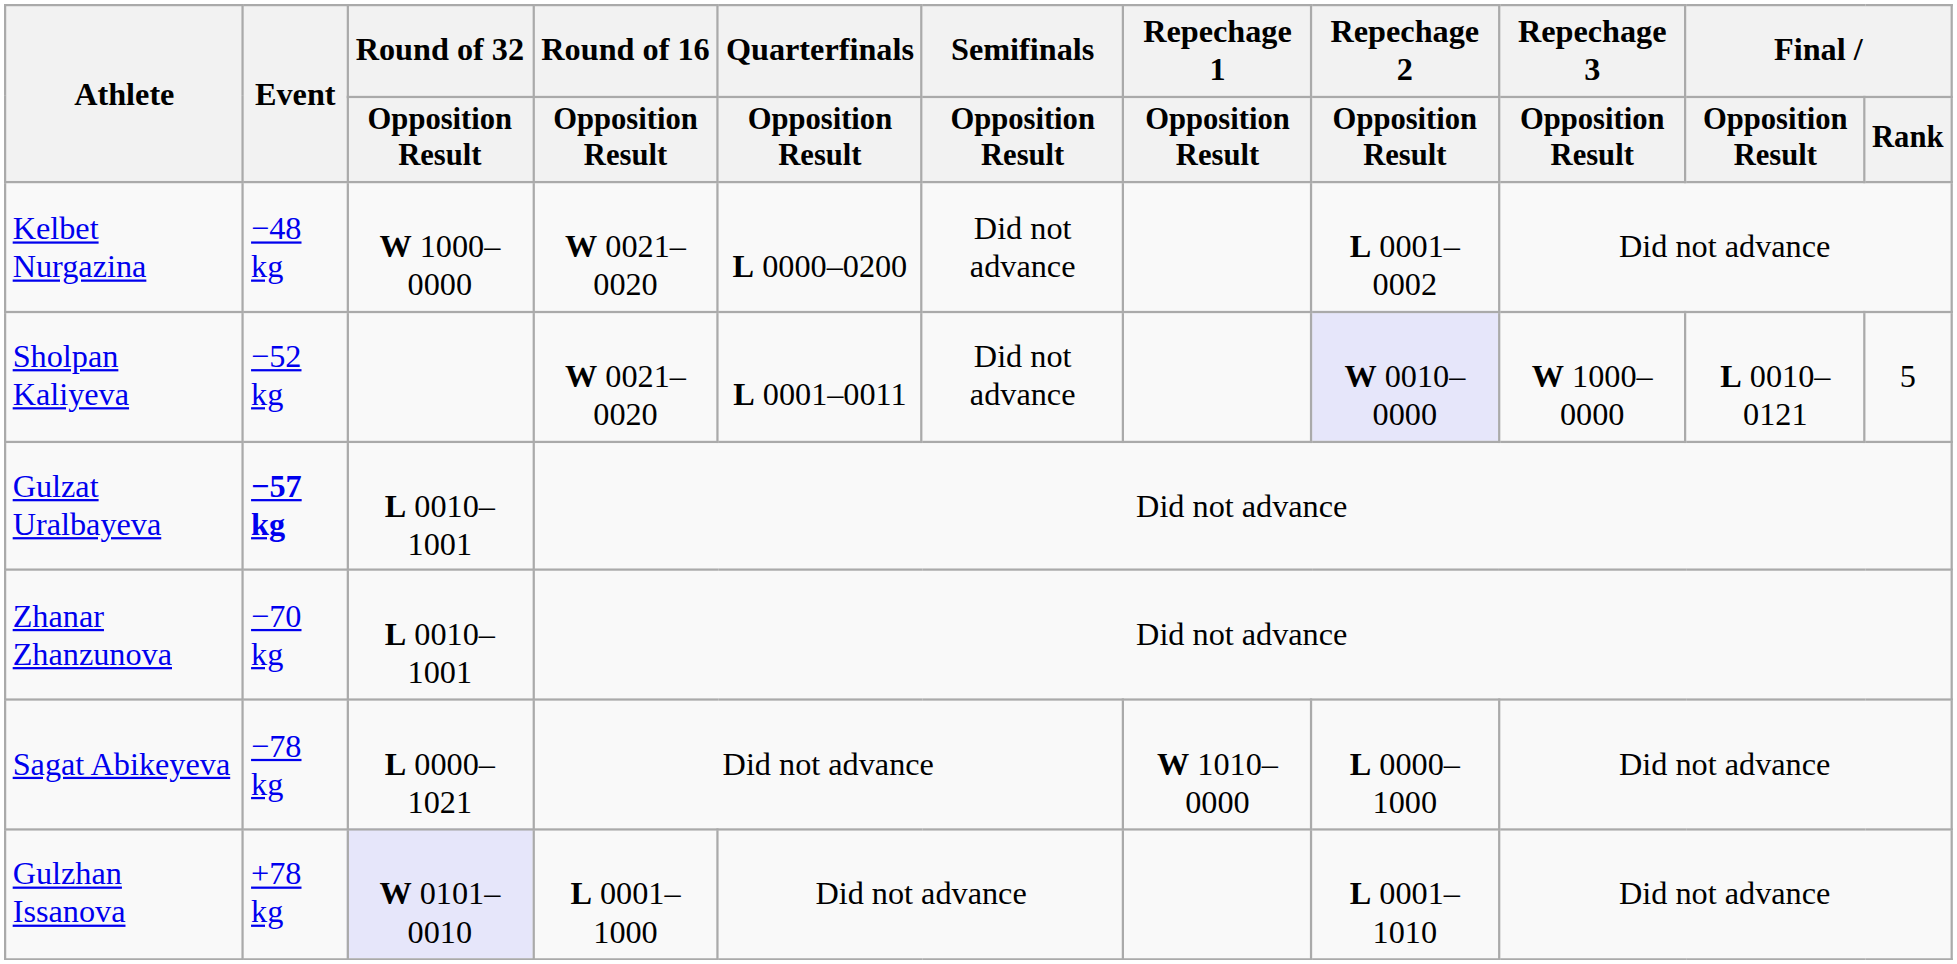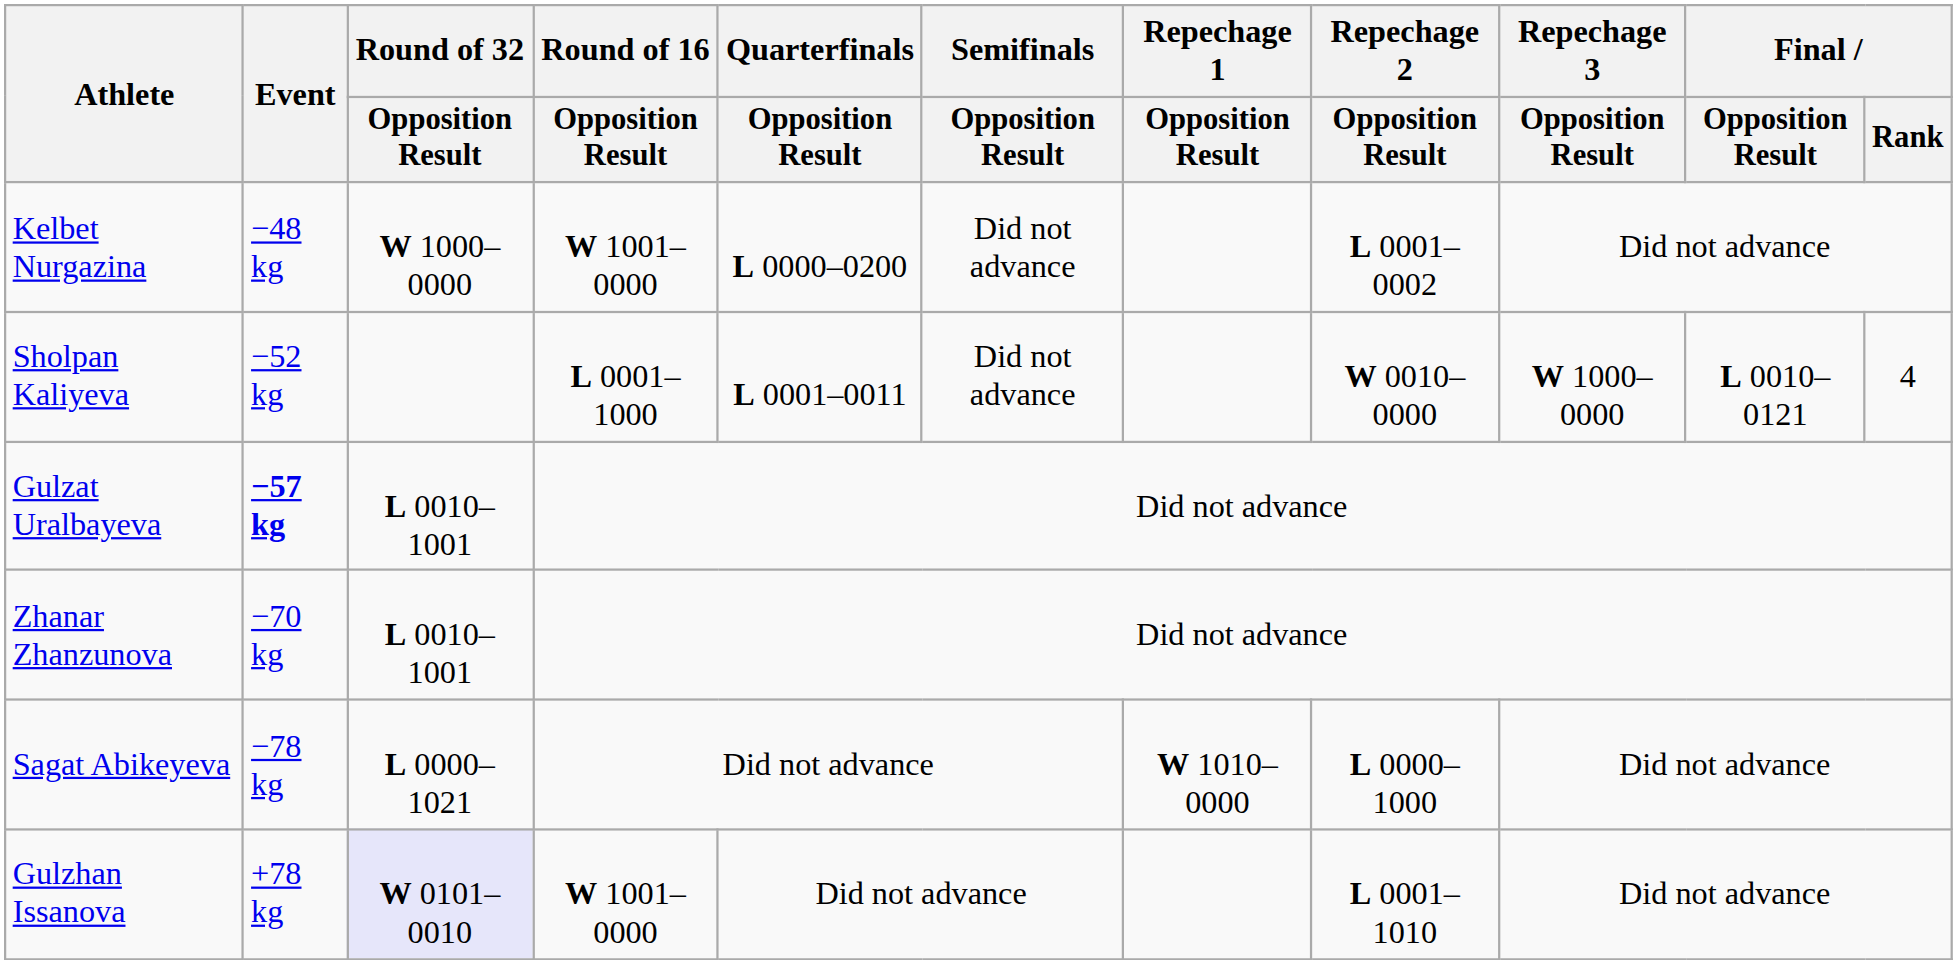(625, 266) W 0021–0020 -> (625, 266) W 1001–0000
(625, 395) W 0021–0020 -> (625, 395) L 0001–1000
(1405, 395) lavender background -> (1405, 395) no background
(1908, 376) 5 -> (1908, 376) 4
(625, 912) L 0001–1000 -> (625, 912) W 1001–0000
